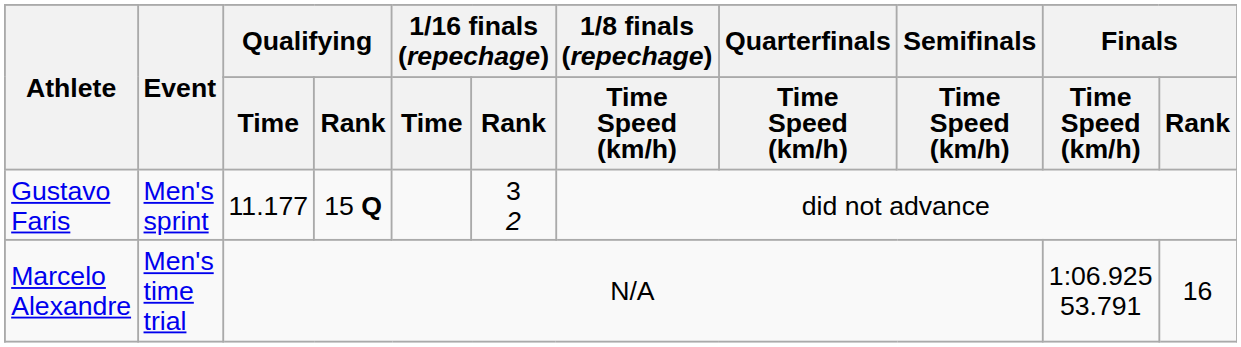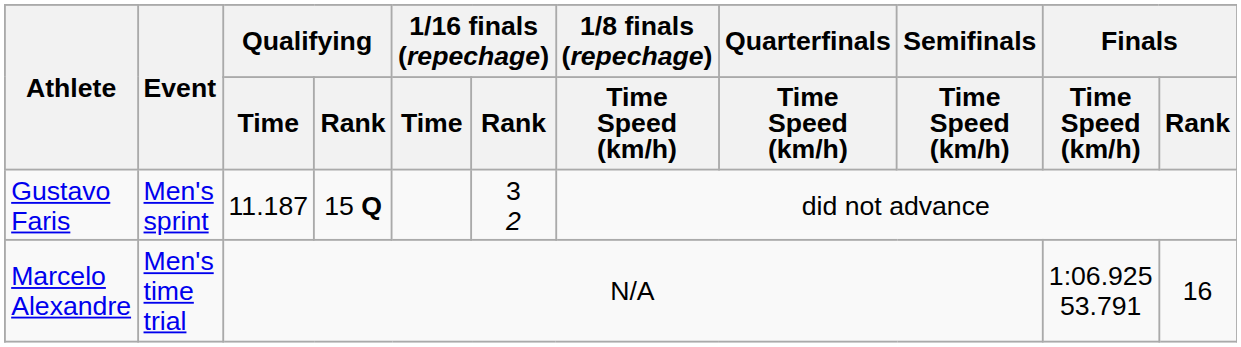(268, 205) 11.177 -> (268, 205) 11.187
